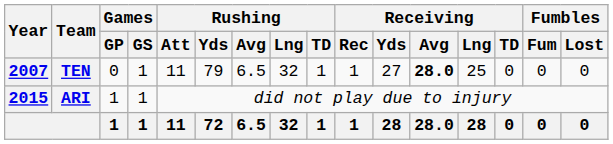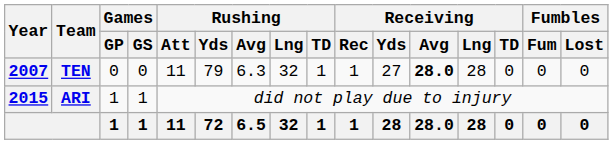(143, 72) 1 -> (143, 72) 0
(251, 72) 6.5 -> (251, 72) 6.3
(477, 72) 25 -> (477, 72) 28
